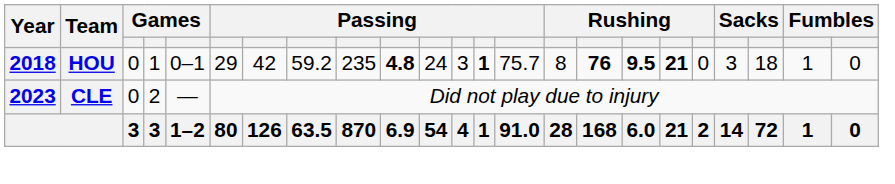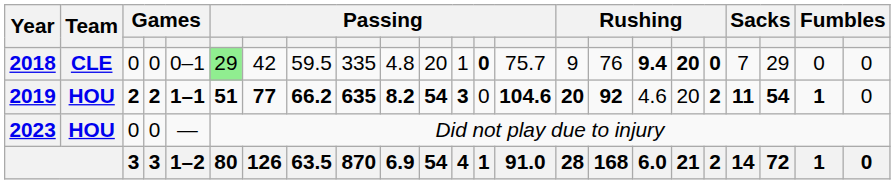(92, 63) HOU -> (92, 63) CLE
(155, 63) 1 -> (155, 63) 0
(226, 63) no background -> (226, 63) lightgreen background
(312, 63) 59.2 -> (312, 63) 59.5
(359, 63) 235 -> (359, 63) 335
(400, 63) bold -> (400, 63) normal
(436, 63) 24 -> (436, 63) 20
(463, 63) 3 -> (463, 63) 1
(484, 63) 1 -> (484, 63) 0
(561, 63) 8 -> (572, 63) 9
(599, 63) bold -> (611, 63) normal
(641, 63) 9.5 -> (652, 63) 9.4
(676, 63) 21 -> (688, 63) 20
(703, 63) normal -> (715, 63) bold
(731, 63) 3 -> (743, 63) 7
(766, 63) 18 -> (778, 63) 29
(807, 63) 1 -> (819, 63) 0
+ row: (33, 96)
(92, 96) CLE -> (92, 129) HOU
(155, 96) 2 -> (155, 129) 0
